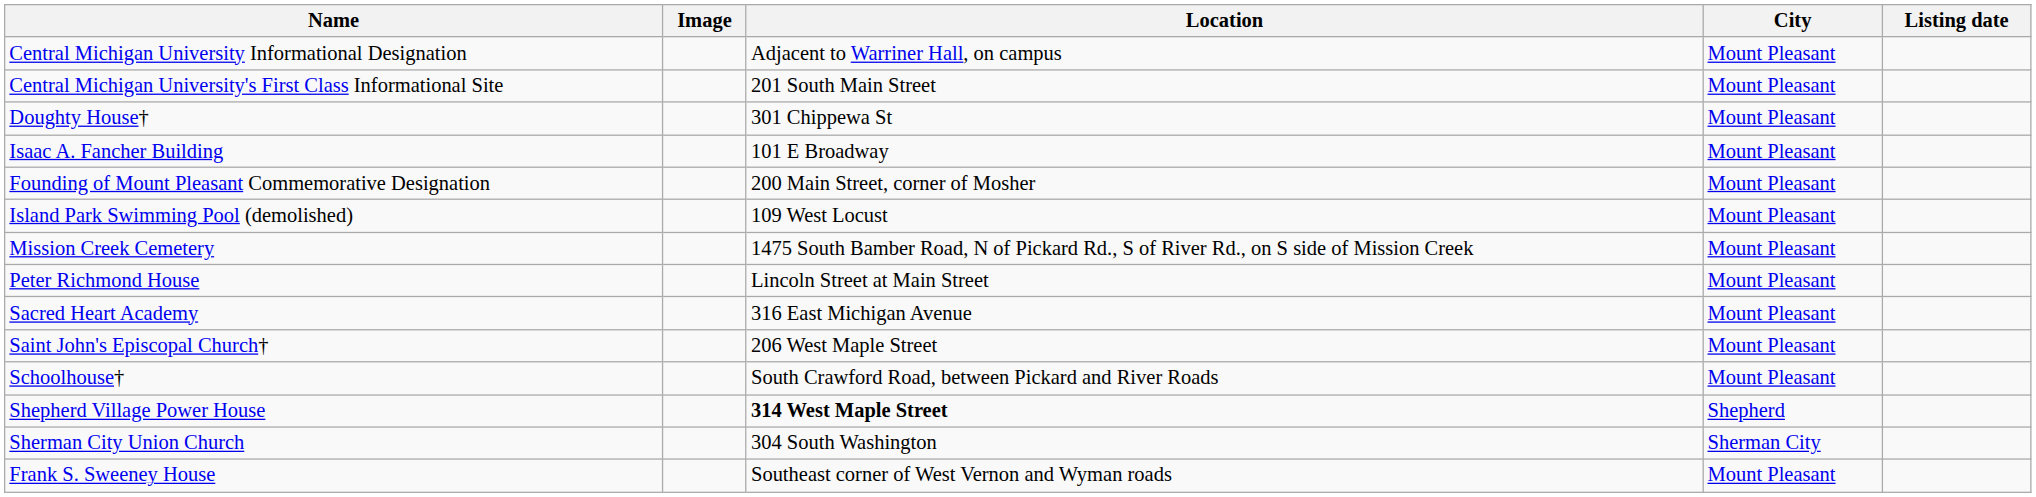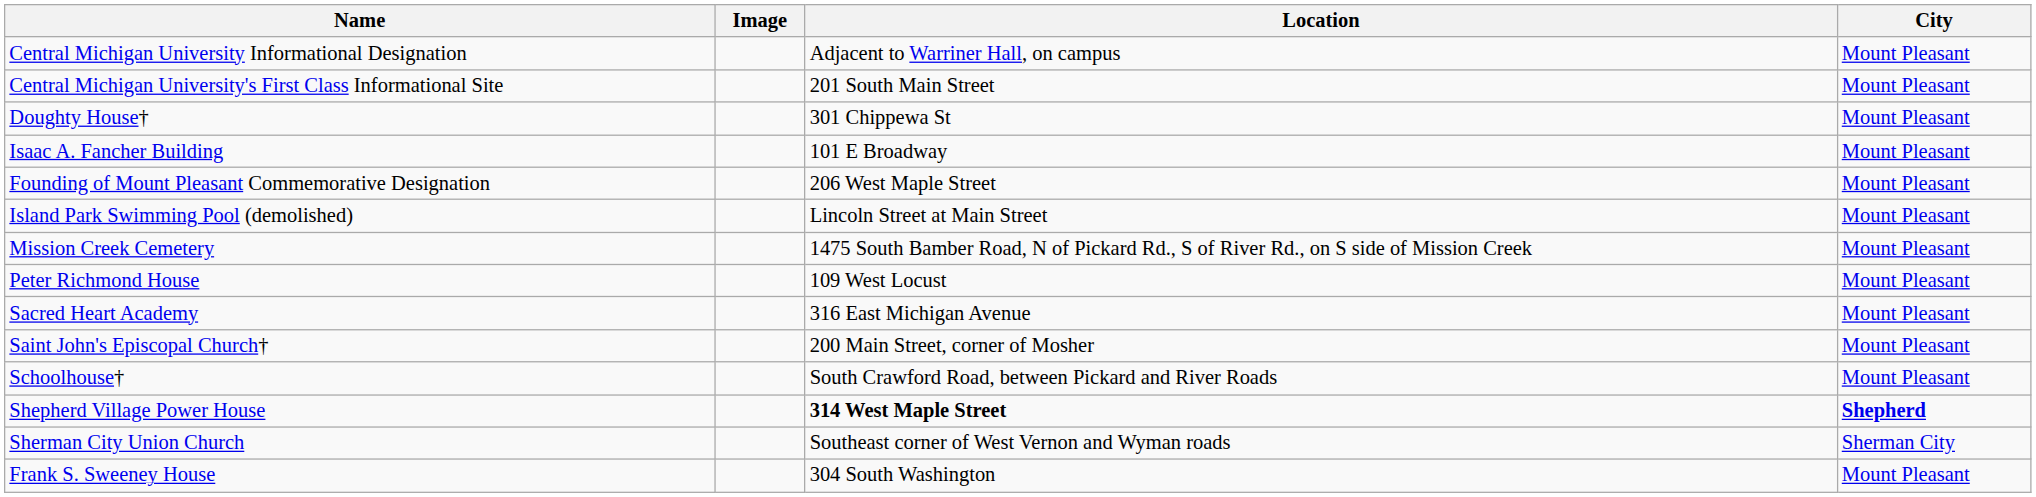- column: (1957, 20)
(893, 183) 200 Main Street, corner of Mosher -> (903, 183) 206 West Maple Street
(819, 215) 109 West Locust -> (929, 215) Lincoln Street at Main Street
(870, 280) Lincoln Street at Main Street -> (878, 280) 109 West Locust
(844, 345) 206 West Maple Street -> (952, 345) 200 Main Street, corner of Mosher
(1746, 410) normal -> (1884, 410) bold
(844, 442) 304 South Washington -> (1020, 442) Southeast corner of West Vernon and Wyman roads
(961, 475) Southeast corner of West Vernon and Wyman roads -> (902, 475) 304 South Washington
